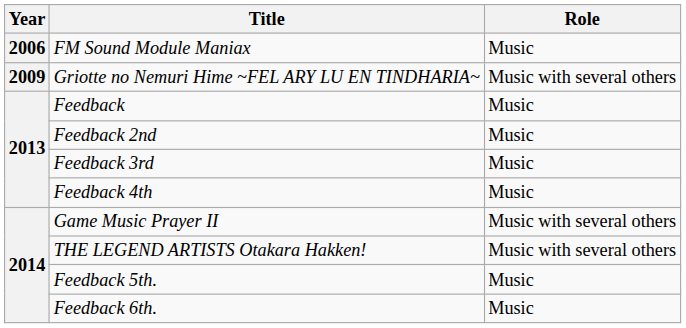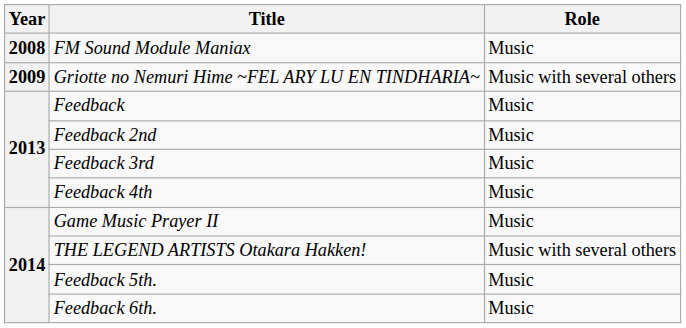(27, 47) 2006 -> (27, 47) 2008
(582, 221) Music with several others -> (511, 221) Music
